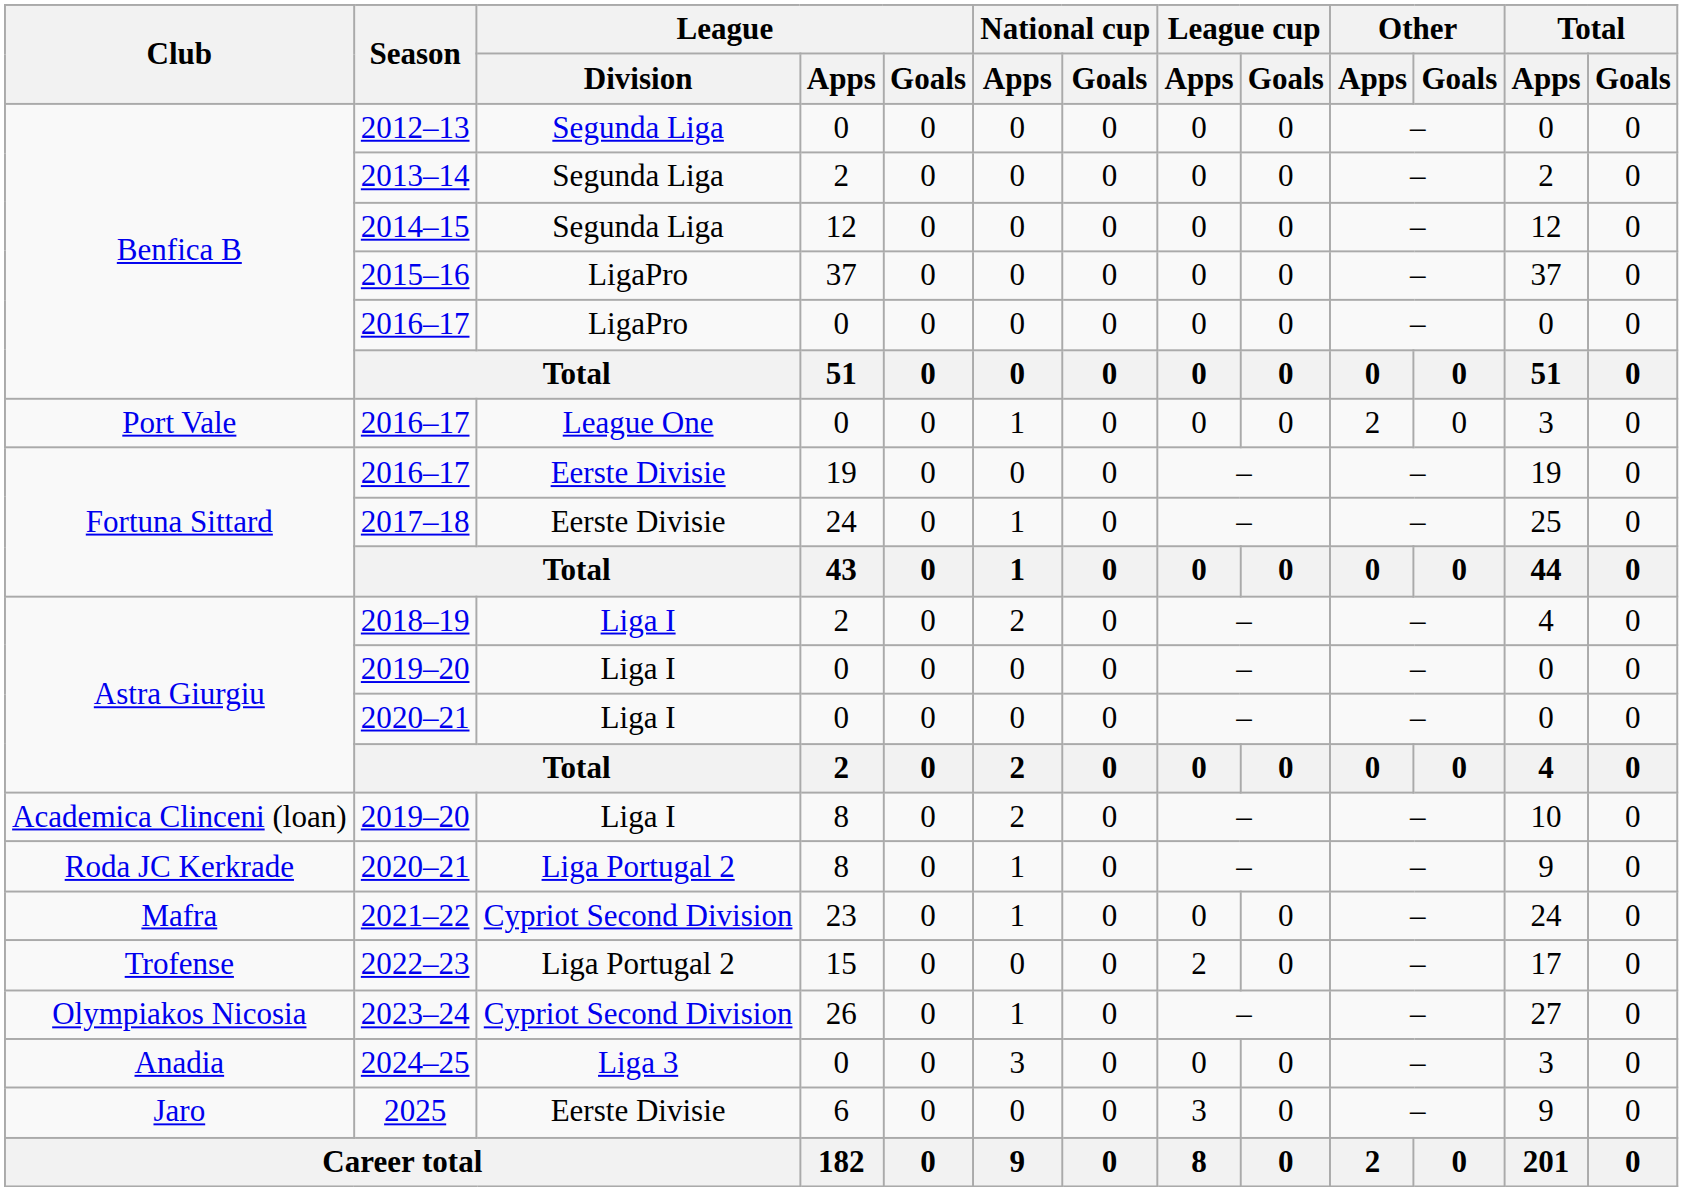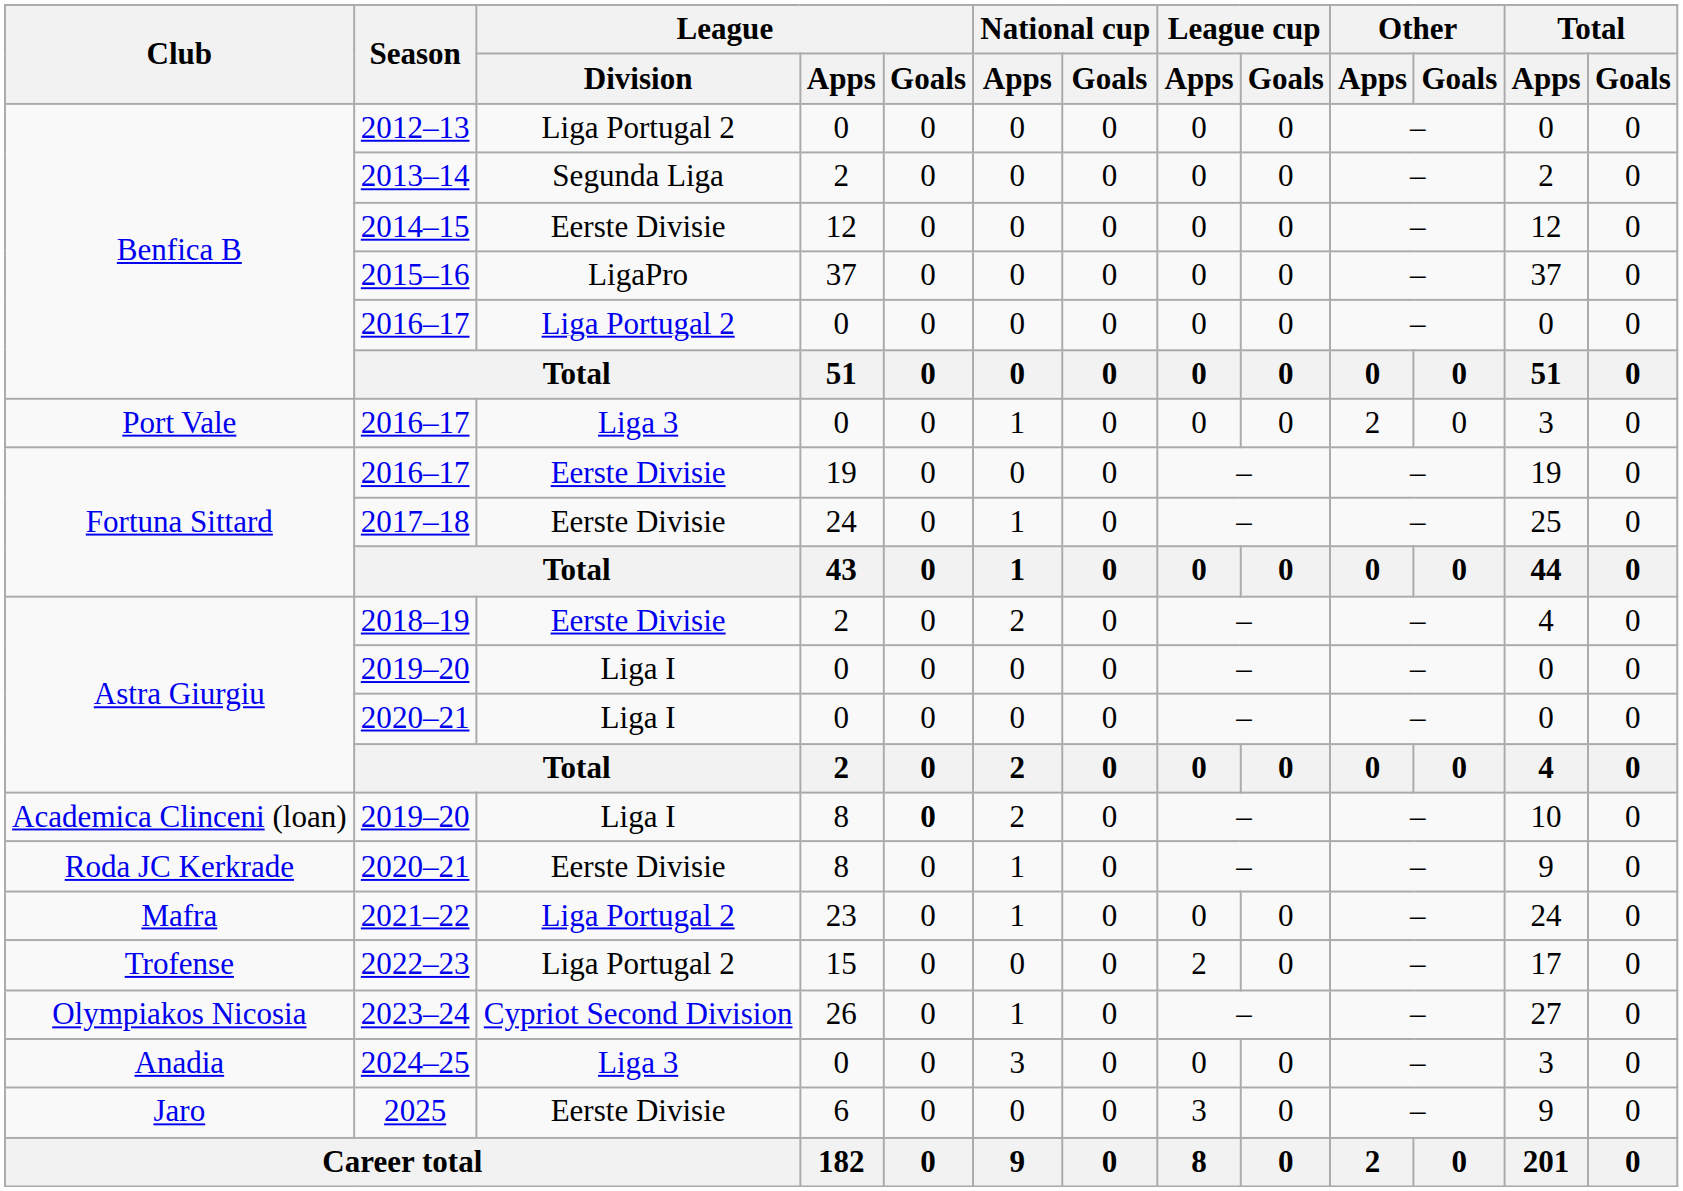(638, 127) Segunda Liga -> (638, 127) Liga Portugal 2
(638, 226) Segunda Liga -> (638, 226) Eerste Divisie
(638, 324) LigaPro -> (638, 324) Liga Portugal 2
(638, 422) League One -> (638, 422) Liga 3
(638, 619) Liga I -> (638, 619) Eerste Divisie
(928, 816) normal -> (928, 816) bold
(638, 865) Liga Portugal 2 -> (638, 865) Eerste Divisie
(638, 915) Cypriot Second Division -> (638, 915) Liga Portugal 2
